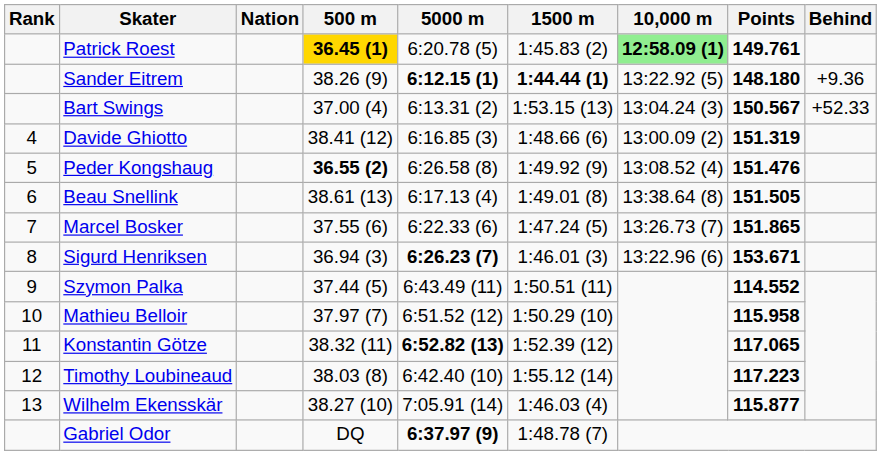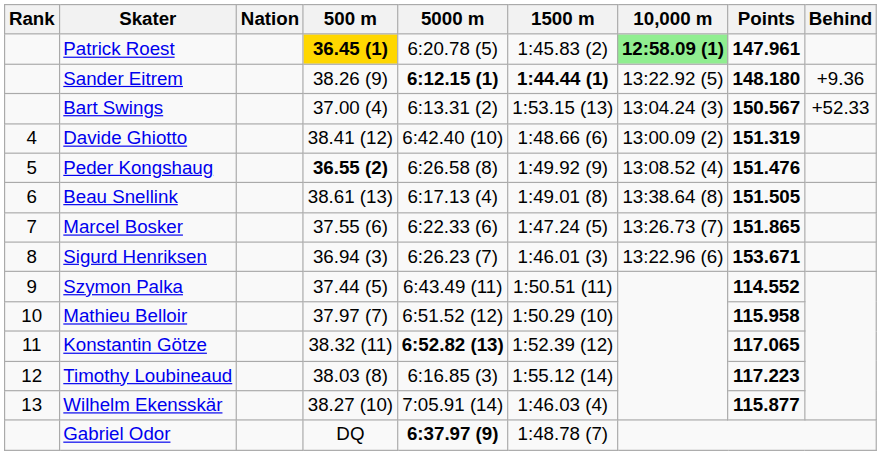(766, 49) 149.761 -> (766, 49) 147.961
(453, 138) 6:16.85 (3) -> (453, 138) 6:42.40 (10)
(453, 256) bold -> (453, 256) normal
(453, 375) 6:42.40 (10) -> (453, 375) 6:16.85 (3)
